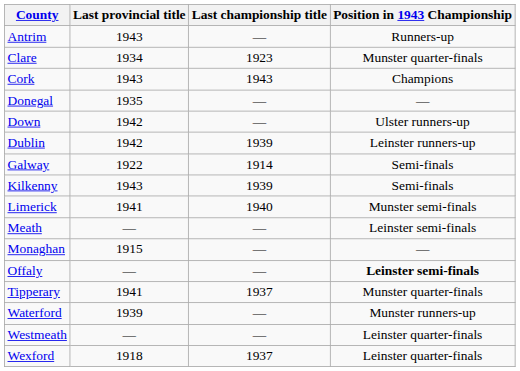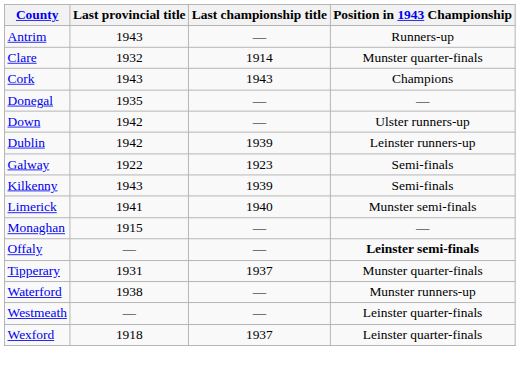(129, 57) 1934 -> (129, 57) 1932
(259, 57) 1923 -> (259, 57) 1914
(259, 164) 1914 -> (259, 164) 1923
- row: (25, 228)
(129, 292) 1941 -> (129, 270) 1931
(129, 313) 1939 -> (129, 292) 1938
